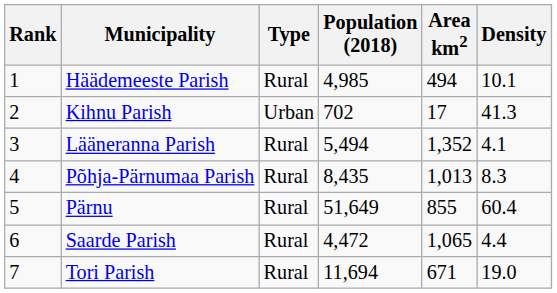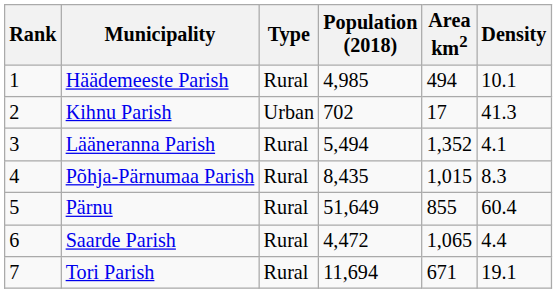(449, 176) 1,013 -> (449, 176) 1,015
(499, 272) 19.0 -> (499, 272) 19.1
